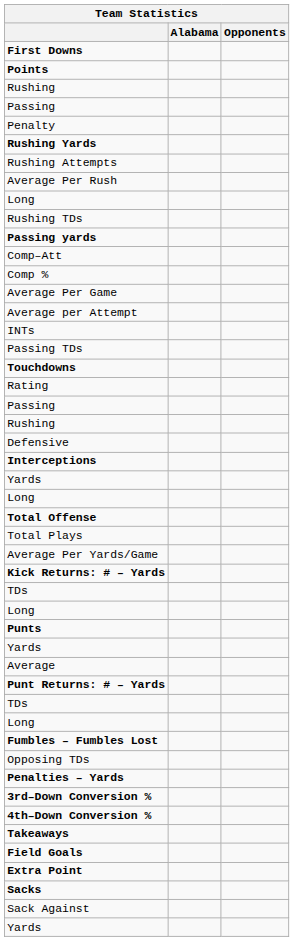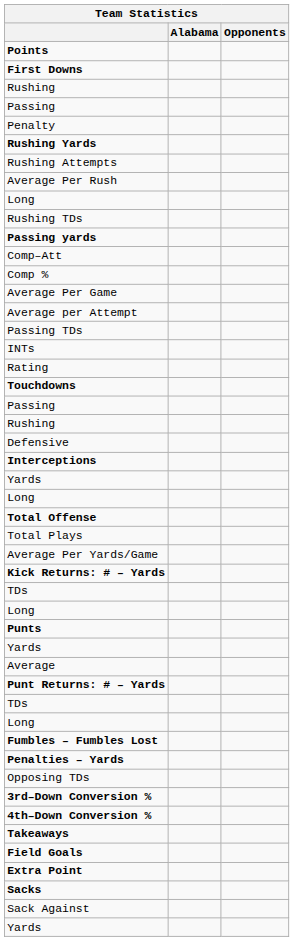rows swapped: (28, 70) <-> (45, 51)
rows swapped: (45, 349) <-> (21, 331)
rows swapped: (28, 387) <-> (41, 368)
rows swapped: (48, 760) <-> (66, 778)
